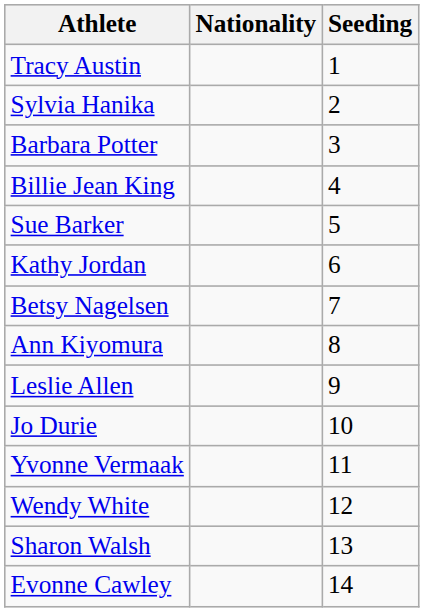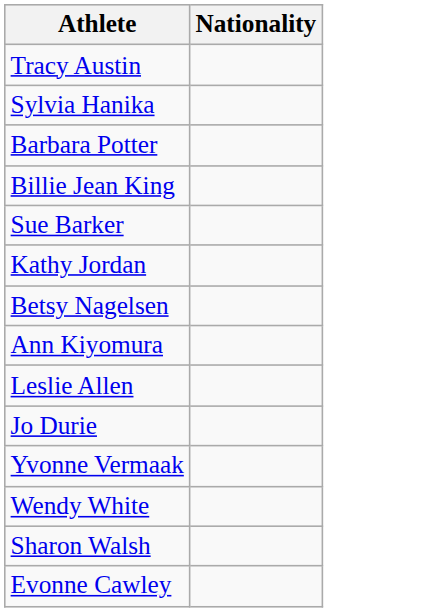- column: (370, 24)
